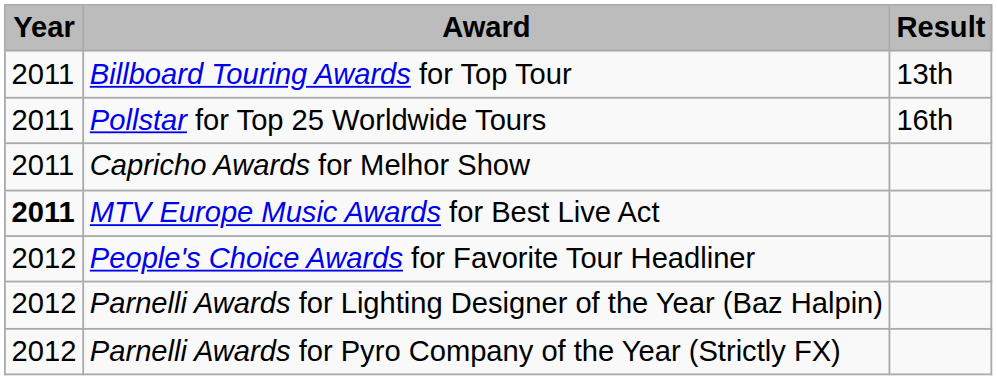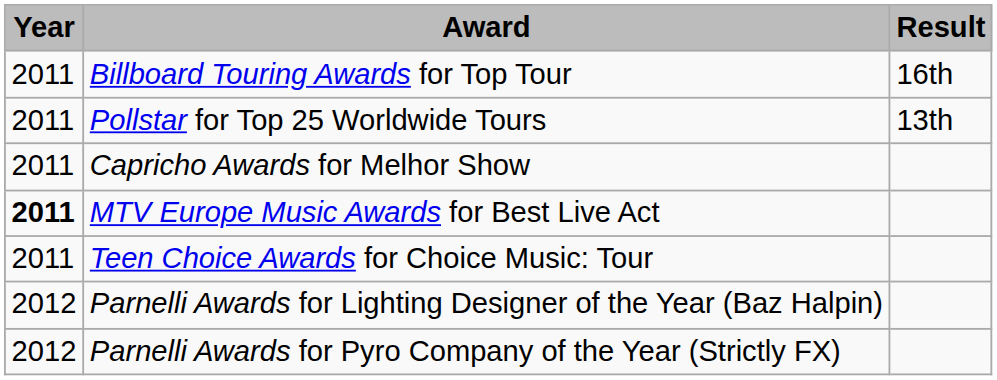(925, 73) 13th -> (925, 73) 16th
(925, 119) 16th -> (925, 119) 13th
+ row: (371, 258)
- row: (423, 258)
